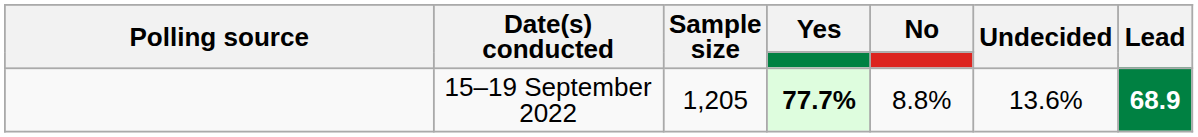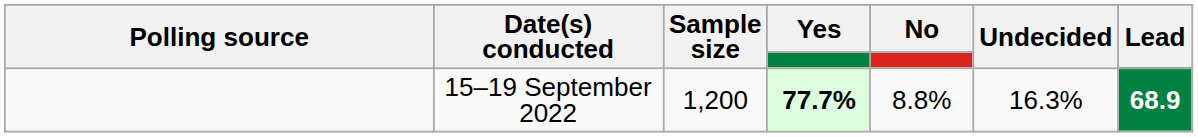(715, 100) 1,205 -> (715, 100) 1,200
(1046, 100) 13.6% -> (1046, 100) 16.3%
